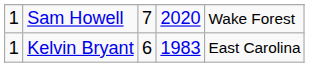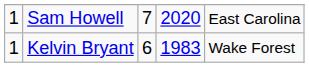(252, 19) Wake Forest -> (255, 19) East Carolina
(255, 48) East Carolina -> (252, 48) Wake Forest
